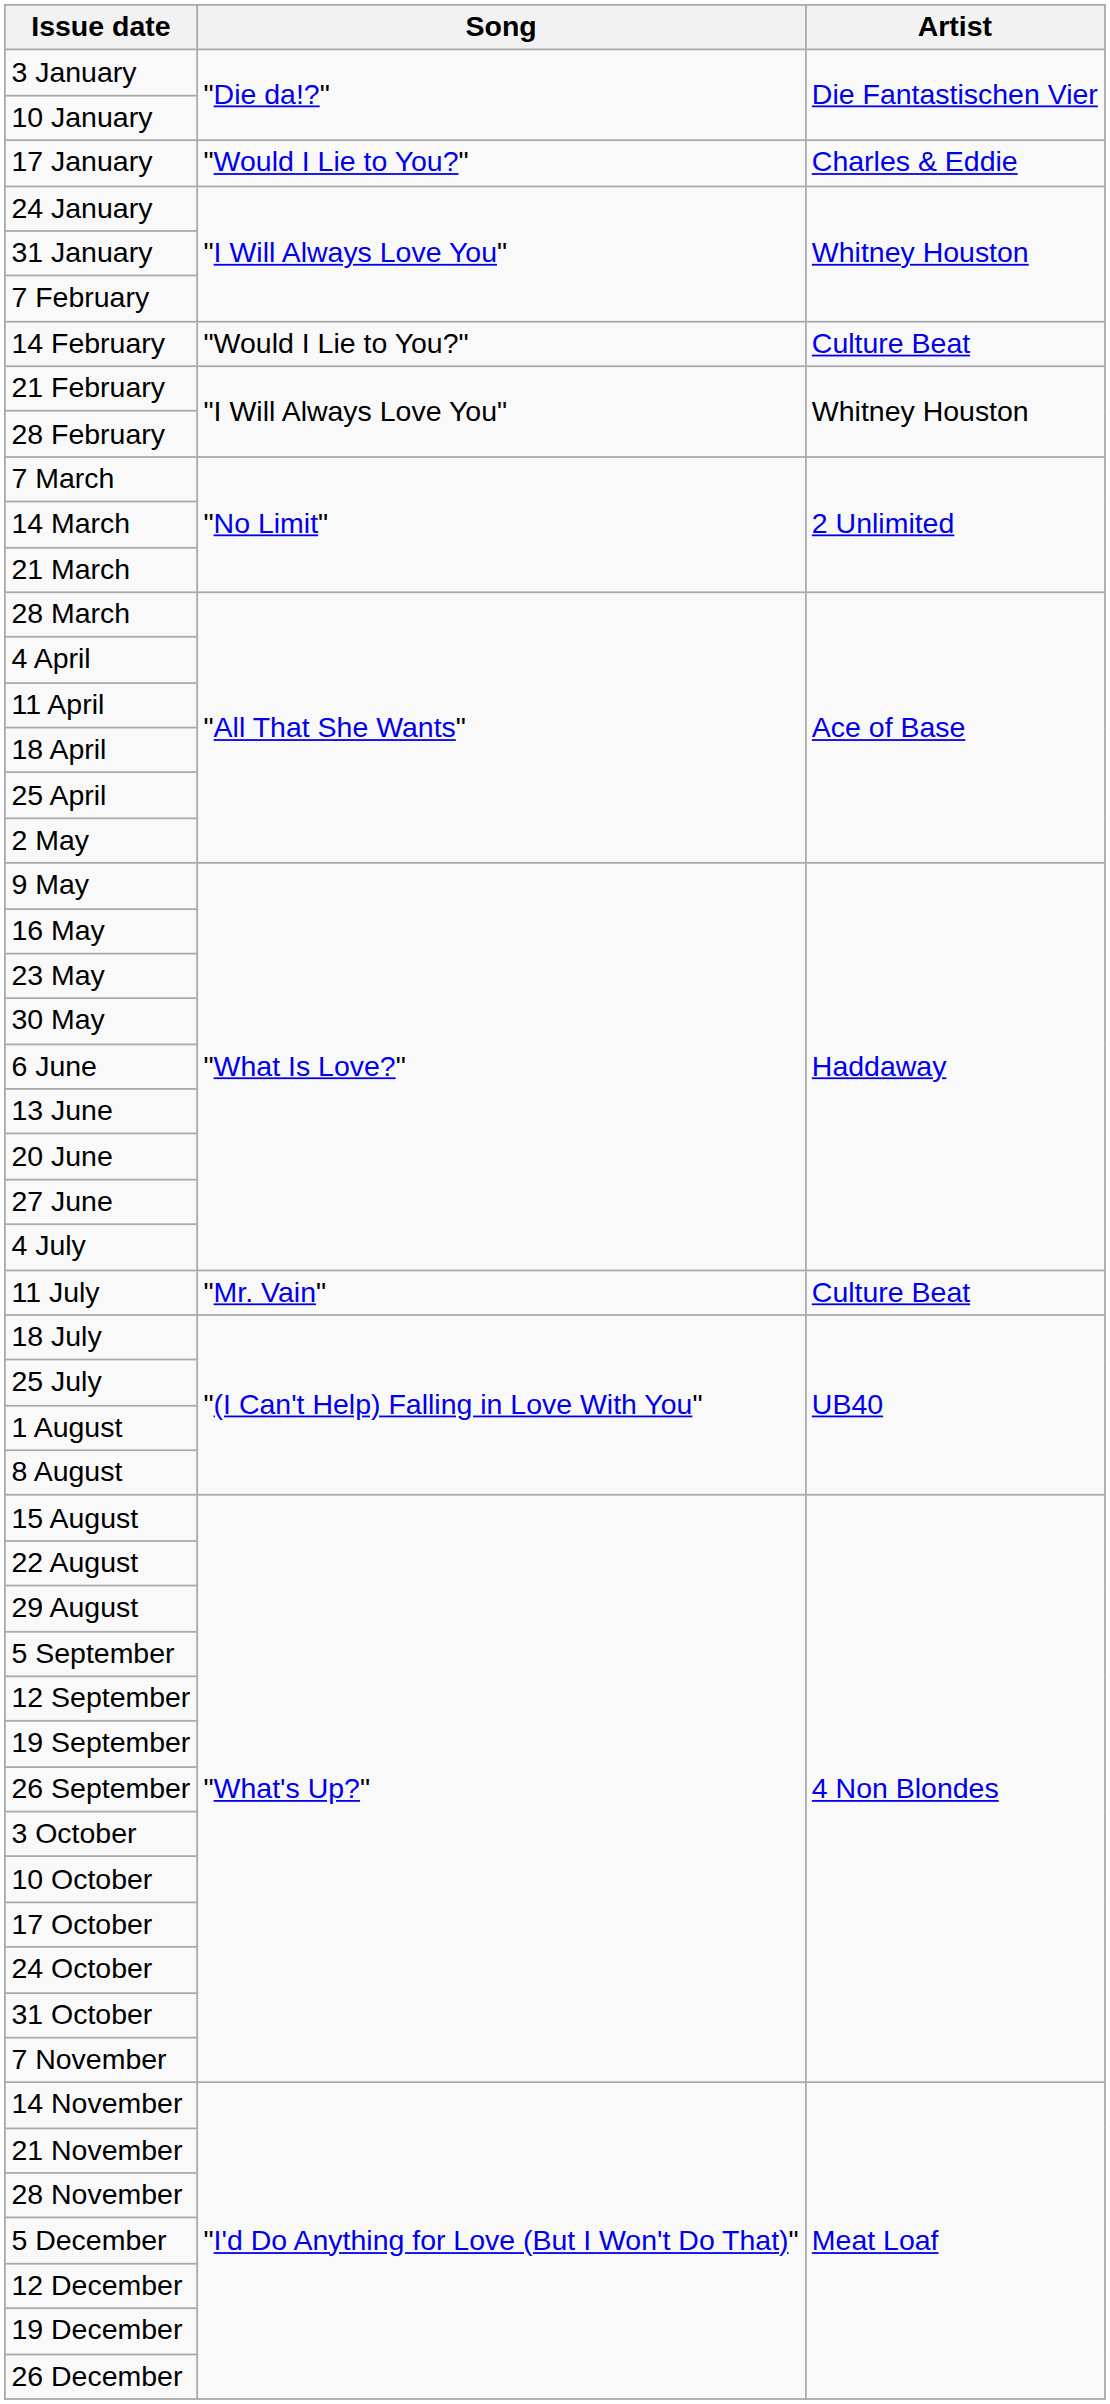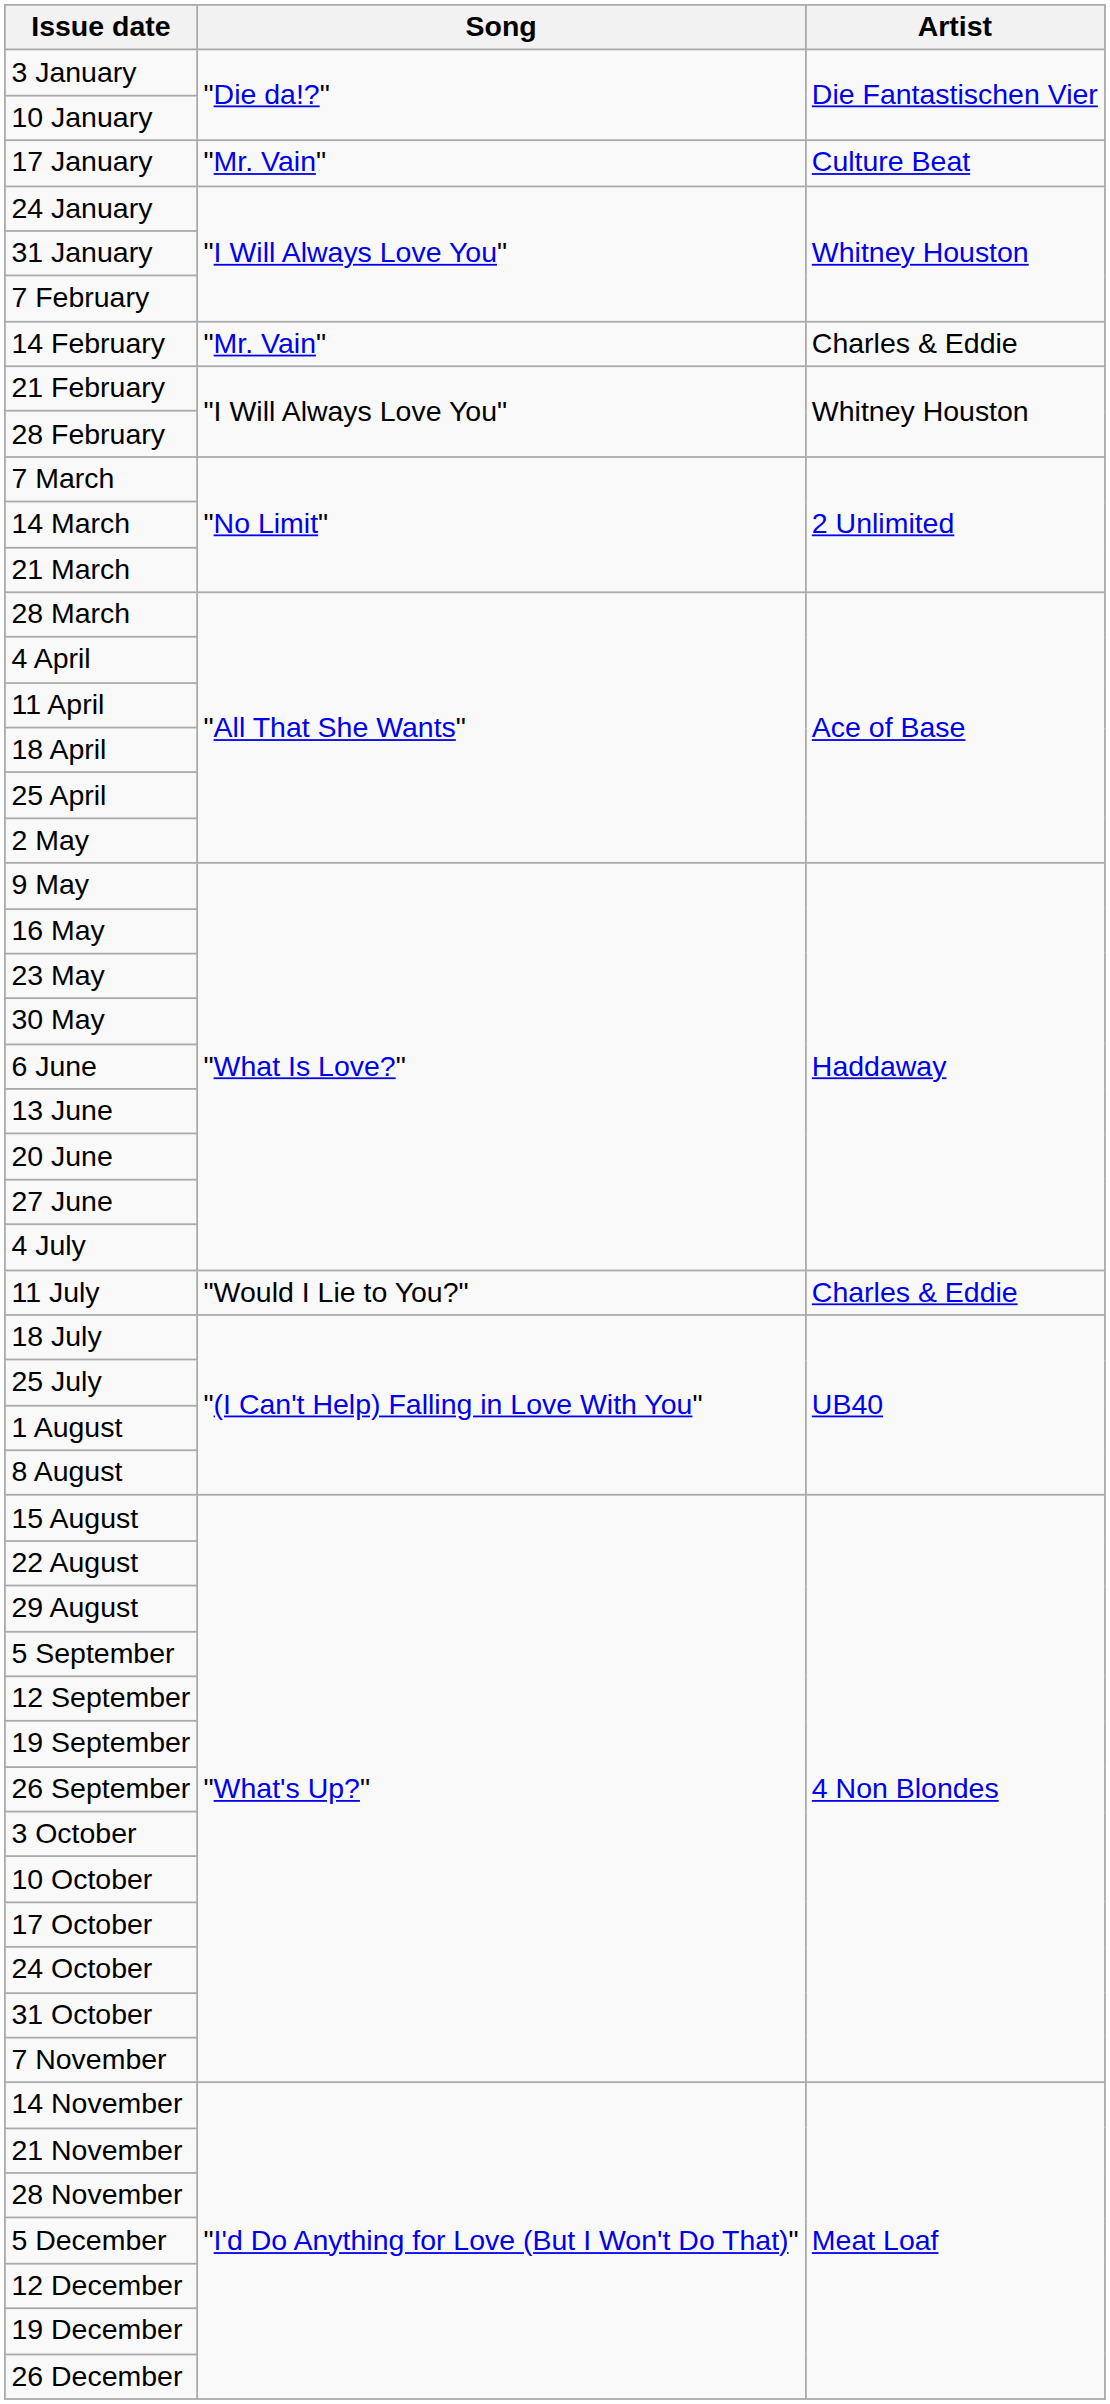(336, 162) "Would I Lie to You?" -> (265, 162) "Mr. Vain"
(915, 162) Charles & Eddie -> (891, 162) Culture Beat
(336, 343) "Would I Lie to You?" -> (265, 343) "Mr. Vain"
(891, 343) Culture Beat -> (915, 343) Charles & Eddie
(265, 1291) "Mr. Vain" -> (336, 1291) "Would I Lie to You?"
(891, 1291) Culture Beat -> (915, 1291) Charles & Eddie
